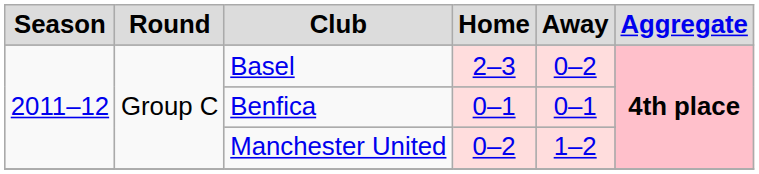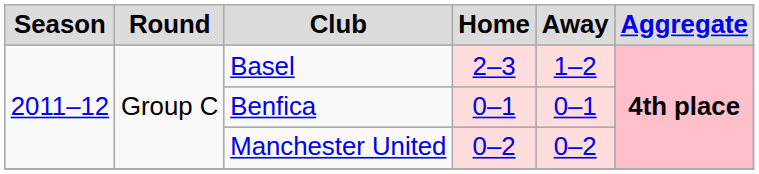(575, 65) 0–2 -> (575, 65) 1–2
(575, 147) 1–2 -> (575, 147) 0–2
